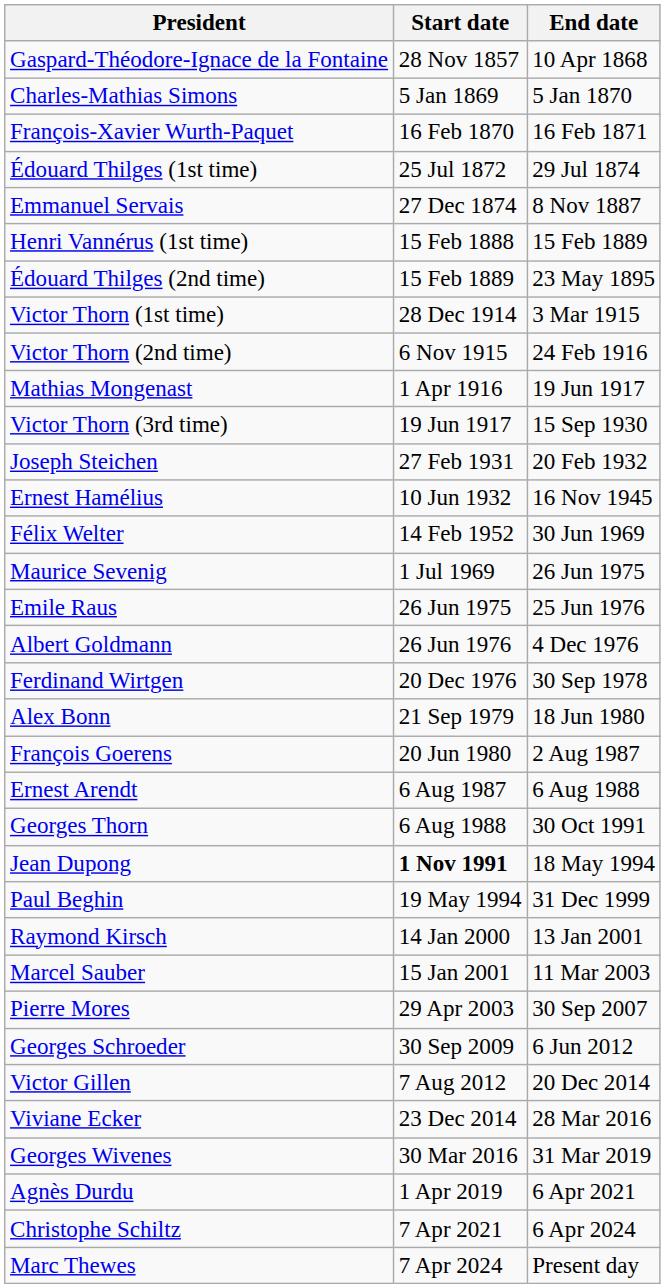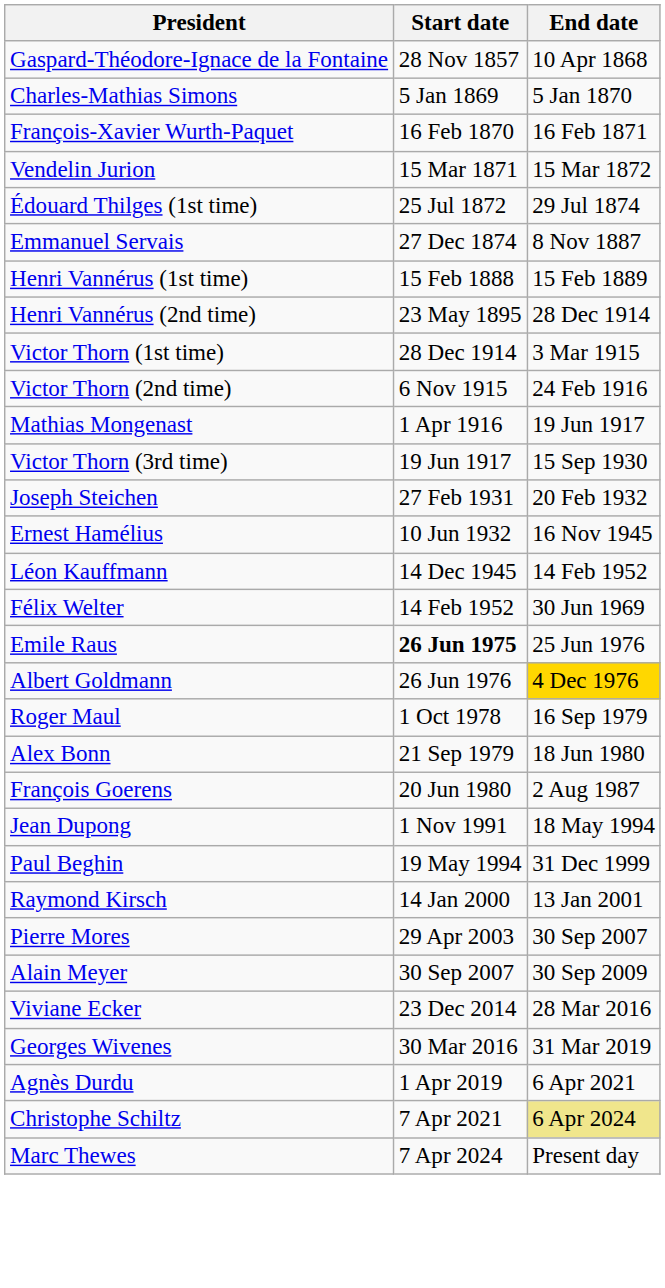+ row: (83, 168)
- row: (137, 278)
+ row: (133, 315)
+ row: (89, 570)
- row: (88, 570)
(455, 607) normal -> (458, 643) bold
(585, 643) no background -> (585, 680) gold background
- row: (97, 680)
+ row: (65, 717)
- row: (74, 790)
- row: (79, 826)
(453, 863) bold -> (453, 826) normal
- row: (78, 972)
+ row: (69, 972)
- row: (98, 1045)
- row: (70, 1082)
(584, 1228) no background -> (584, 1118) khaki background
